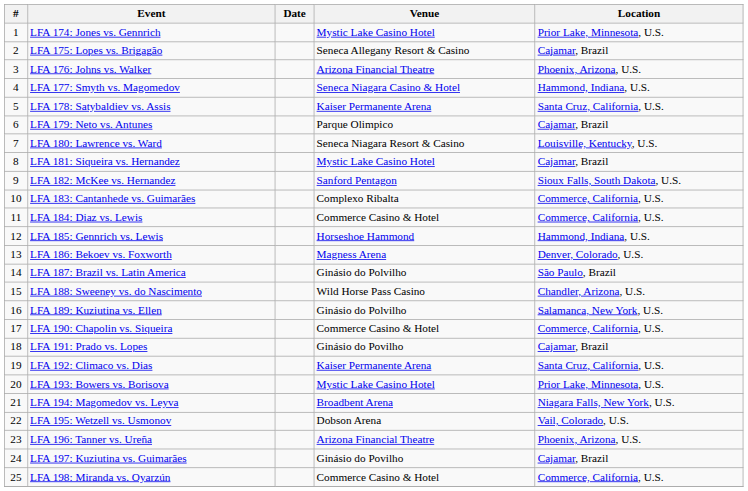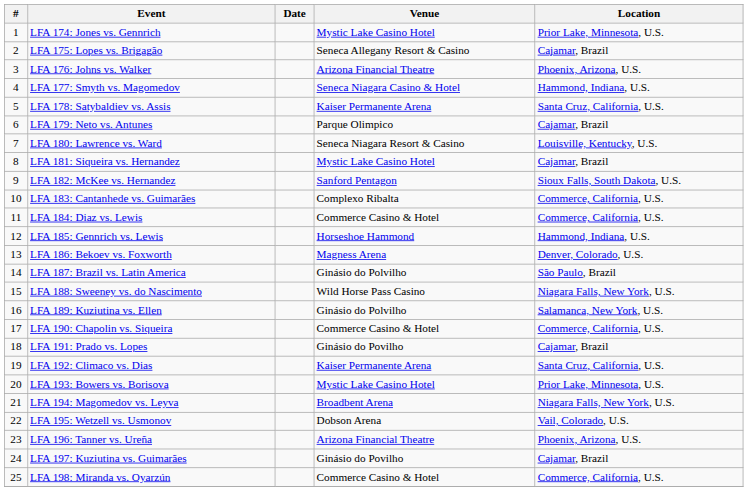(591, 292) Chandler, Arizona, U.S. -> (606, 292) Niagara Falls, New York, U.S.
